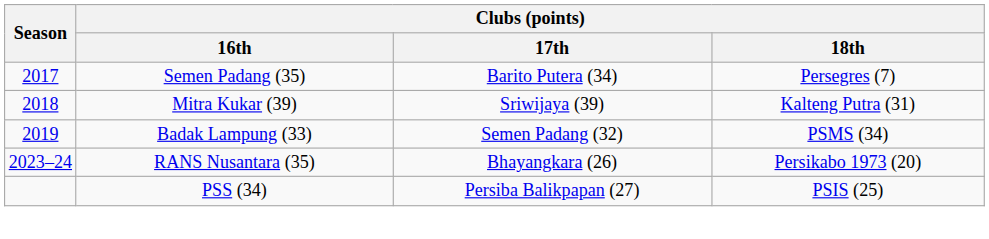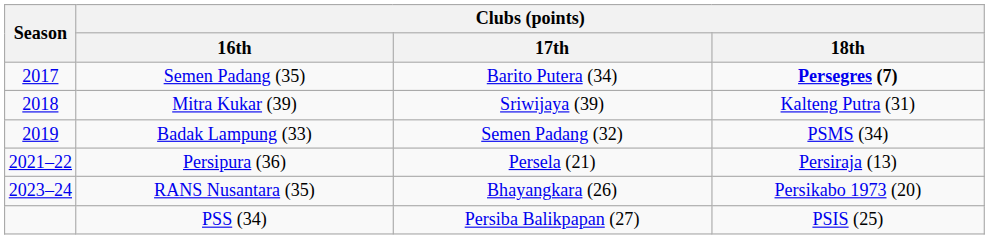(848, 76) normal -> (848, 76) bold
+ row: (234, 162)
